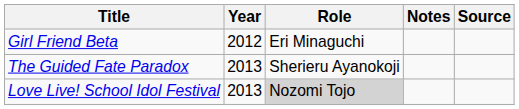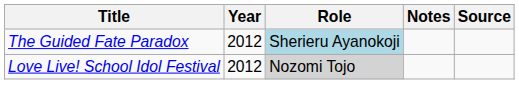- row: (63, 41)
(245, 66) 2013 -> (245, 41) 2012
(334, 66) no background -> (334, 41) lightblue background
(245, 91) 2013 -> (245, 66) 2012
